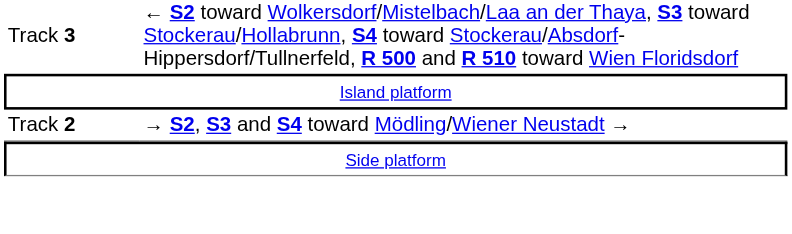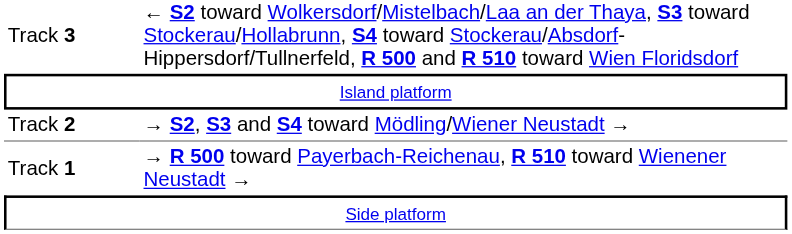+ row: (42, 168)
